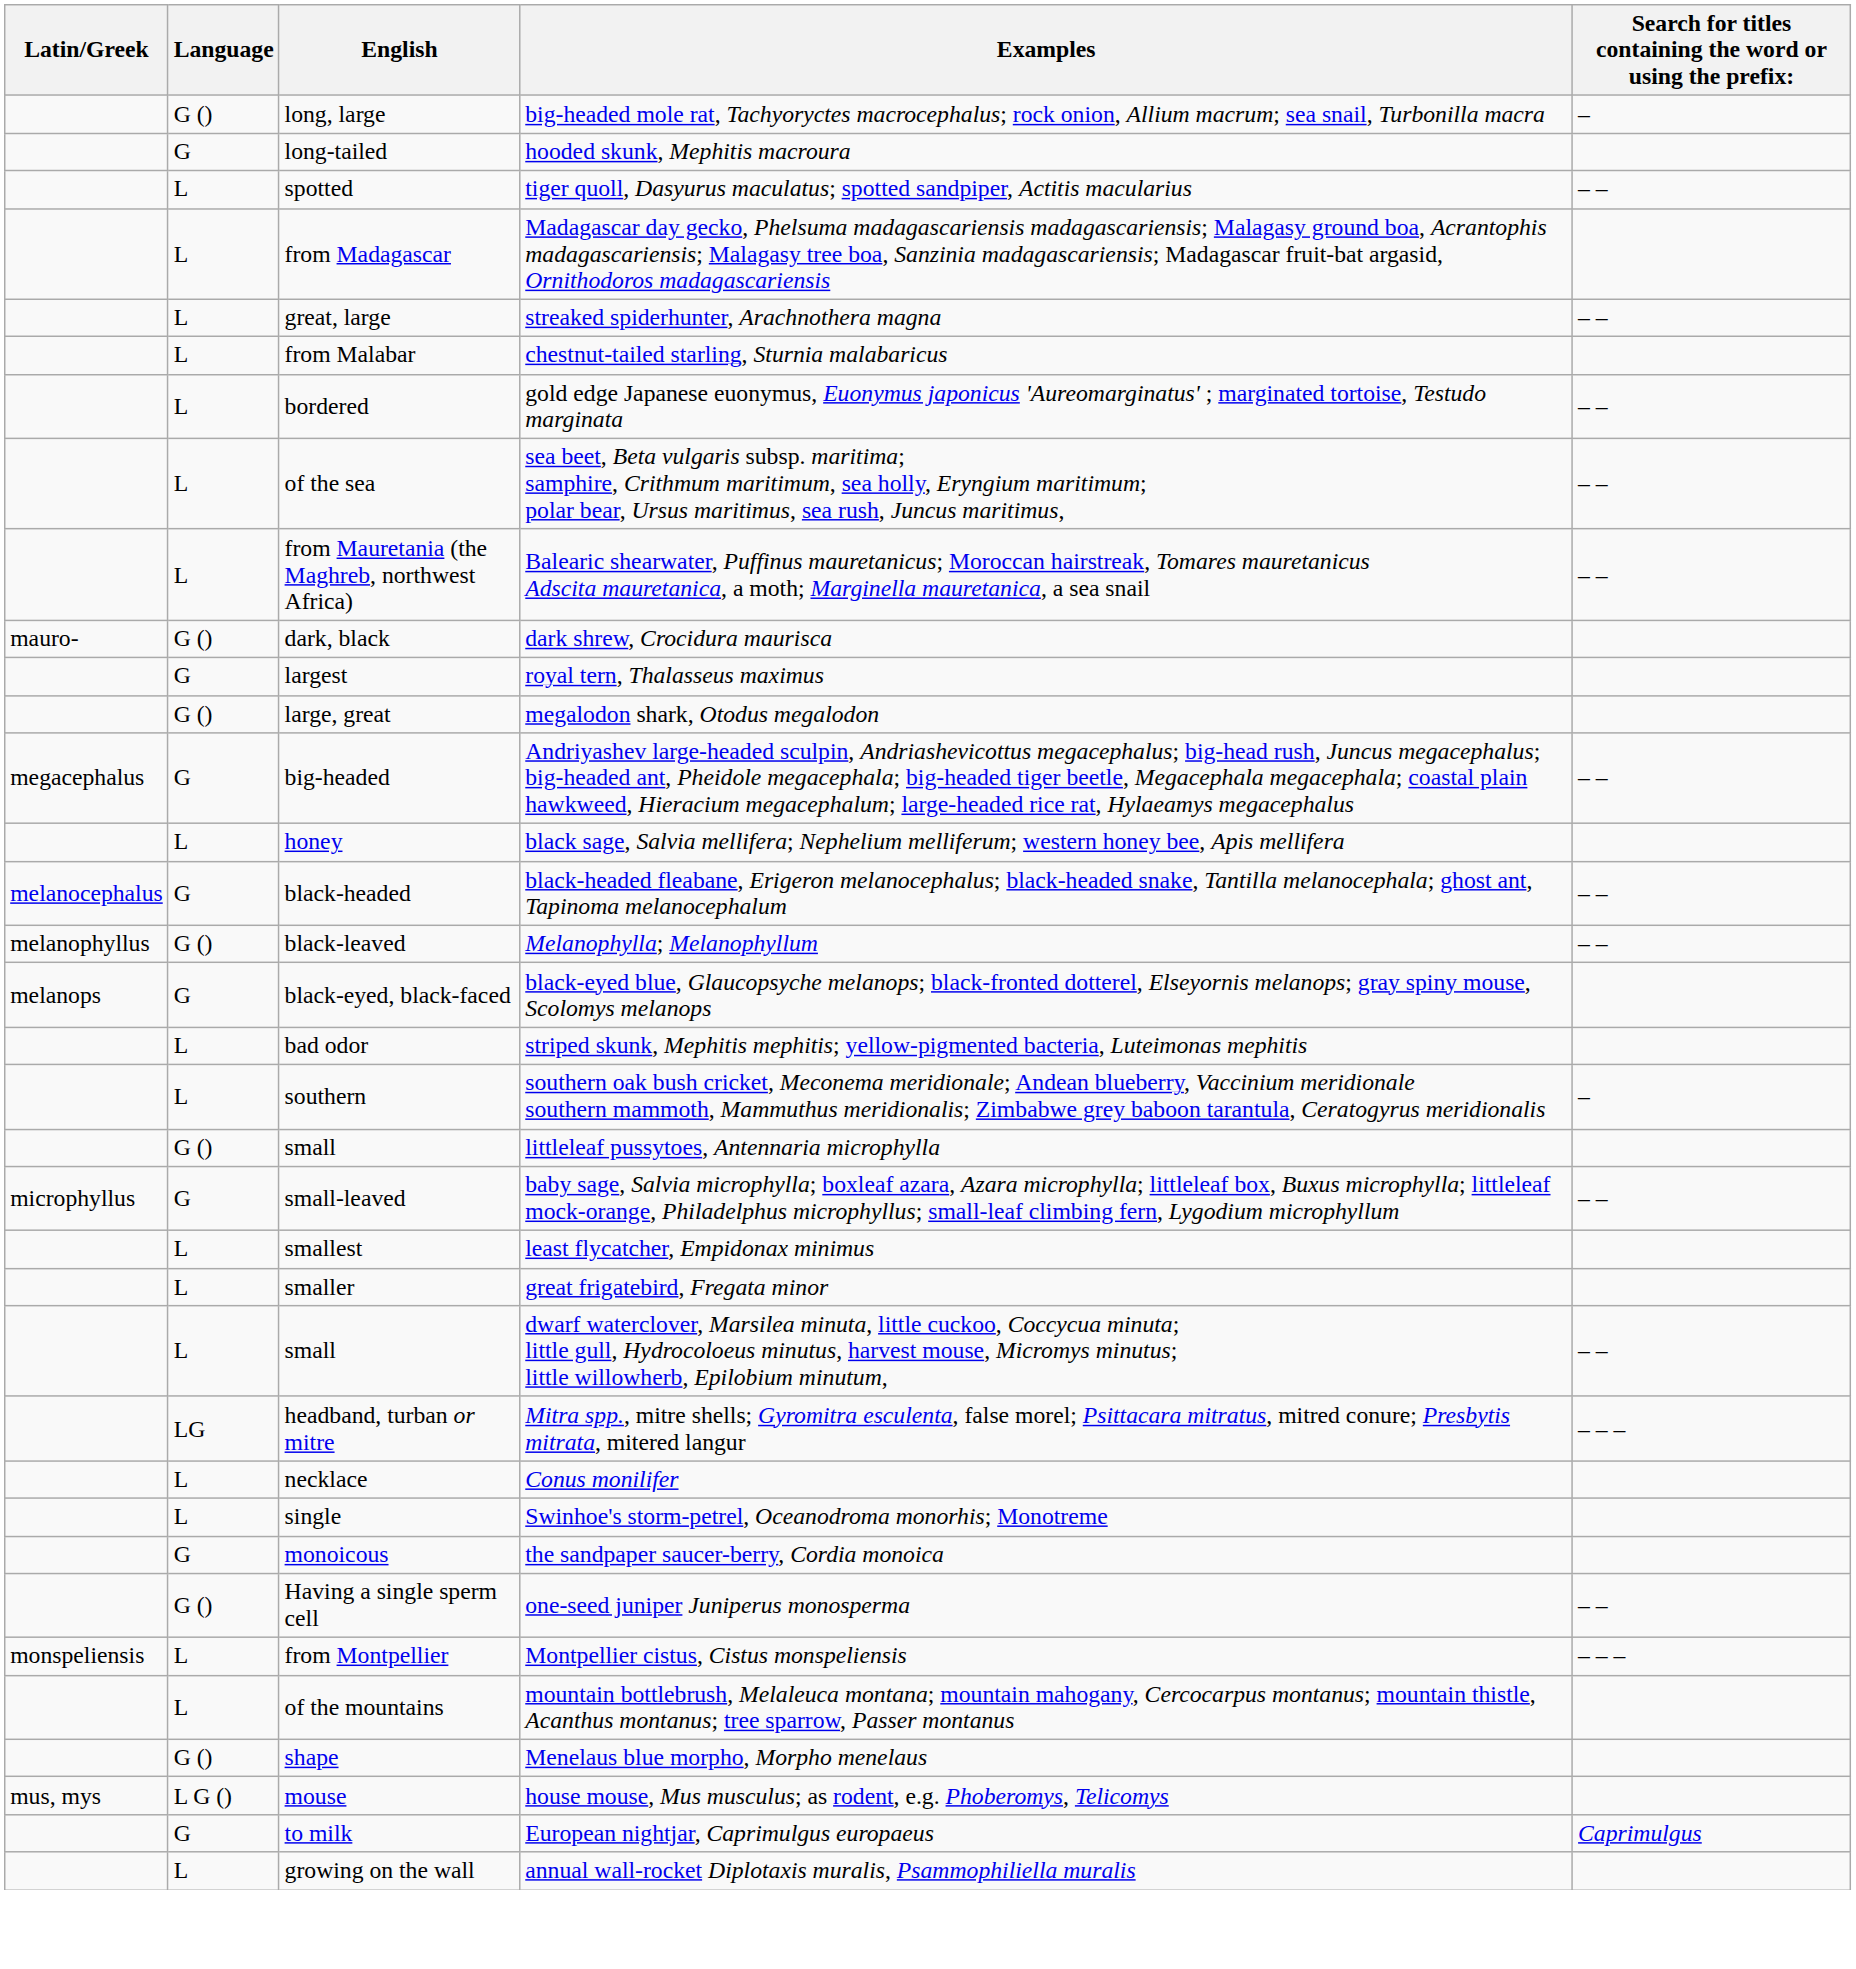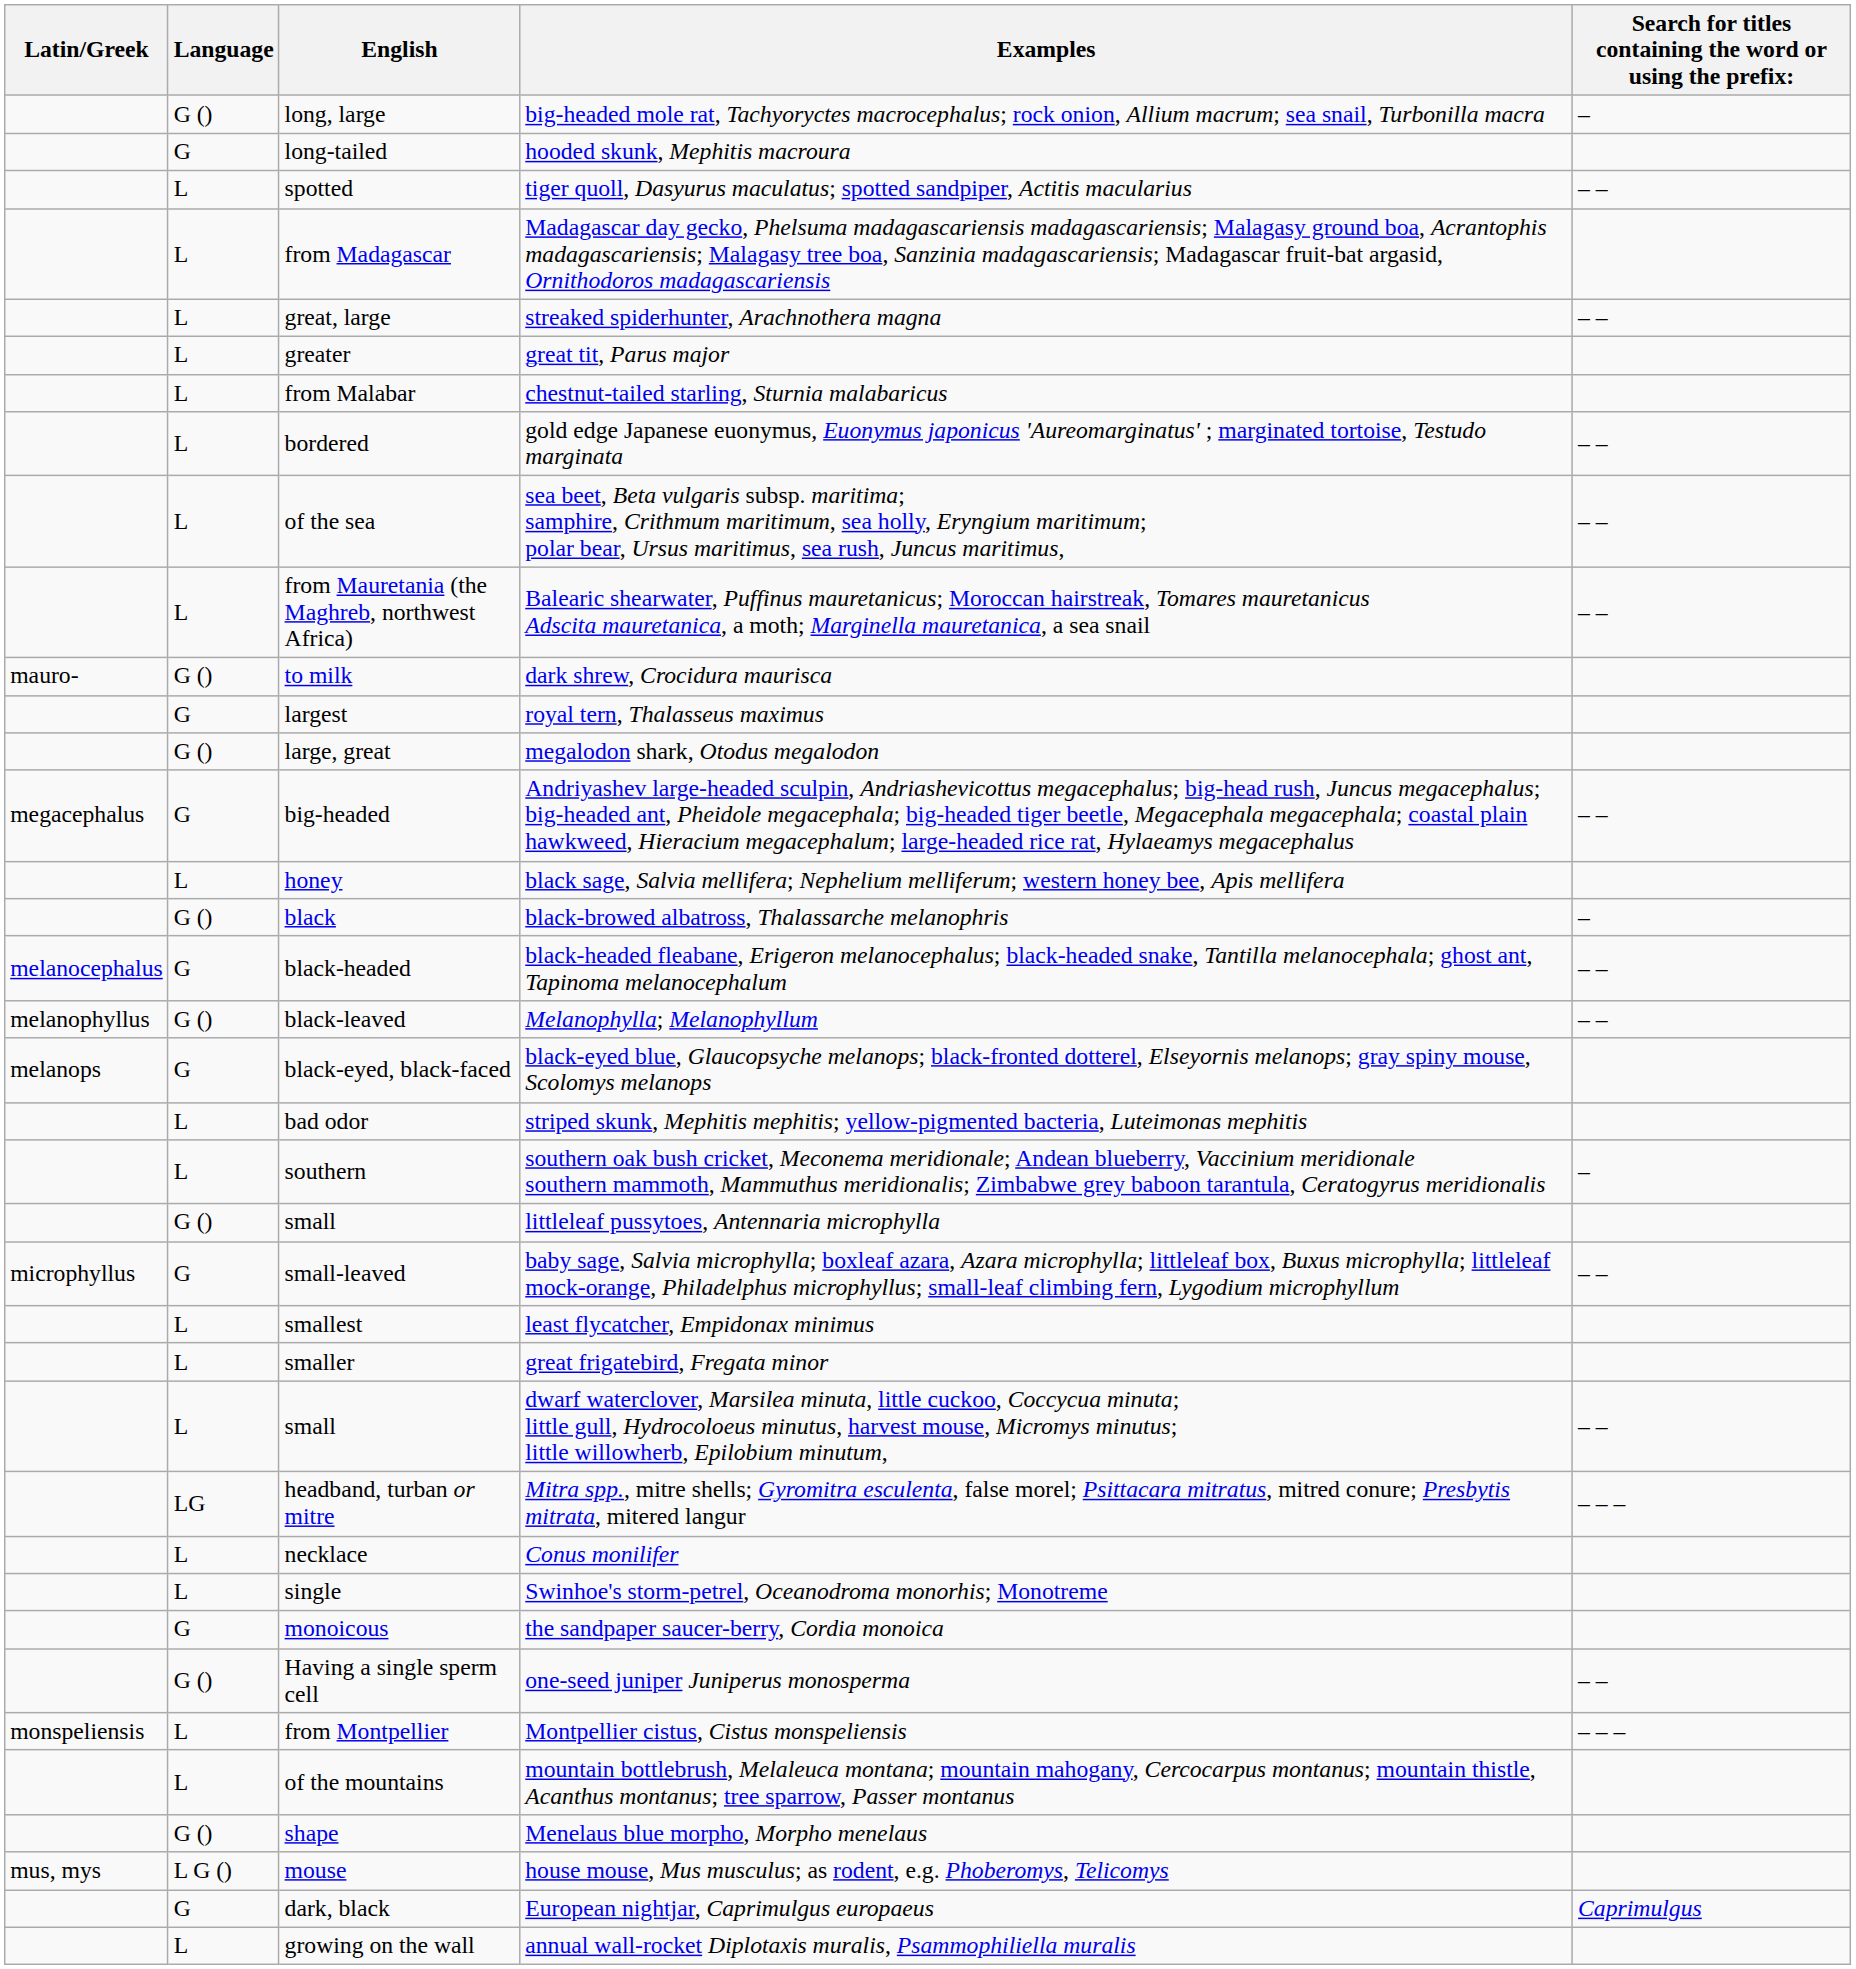+ row: (627, 355)
(337, 638) dark, black -> (318, 676) to milk
+ row: (767, 917)
(318, 1832) to milk -> (337, 1908) dark, black
